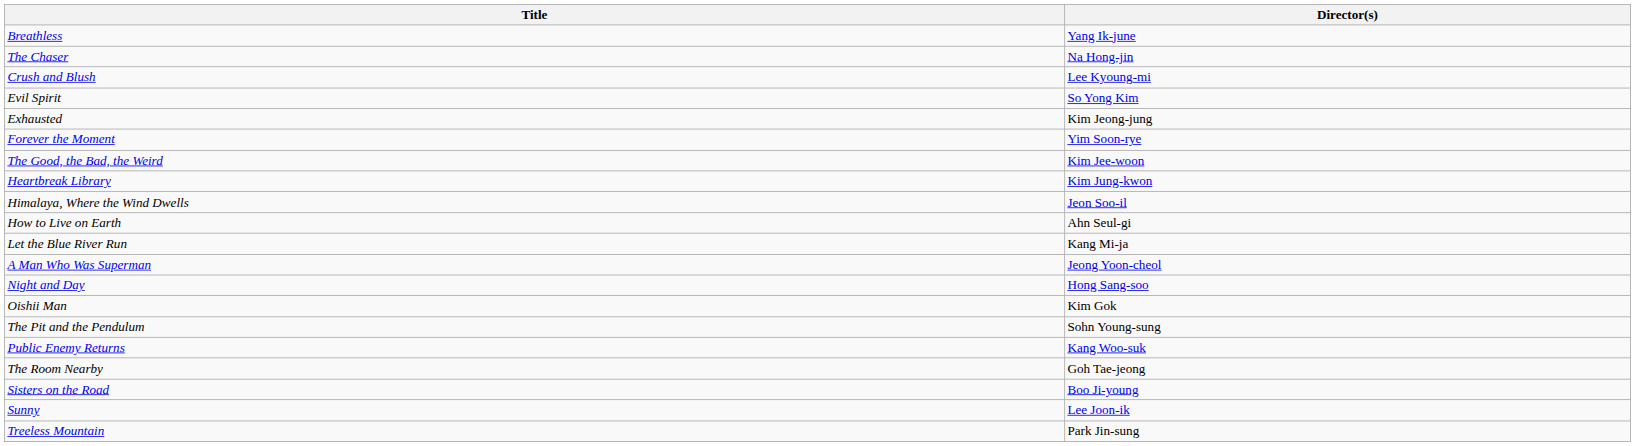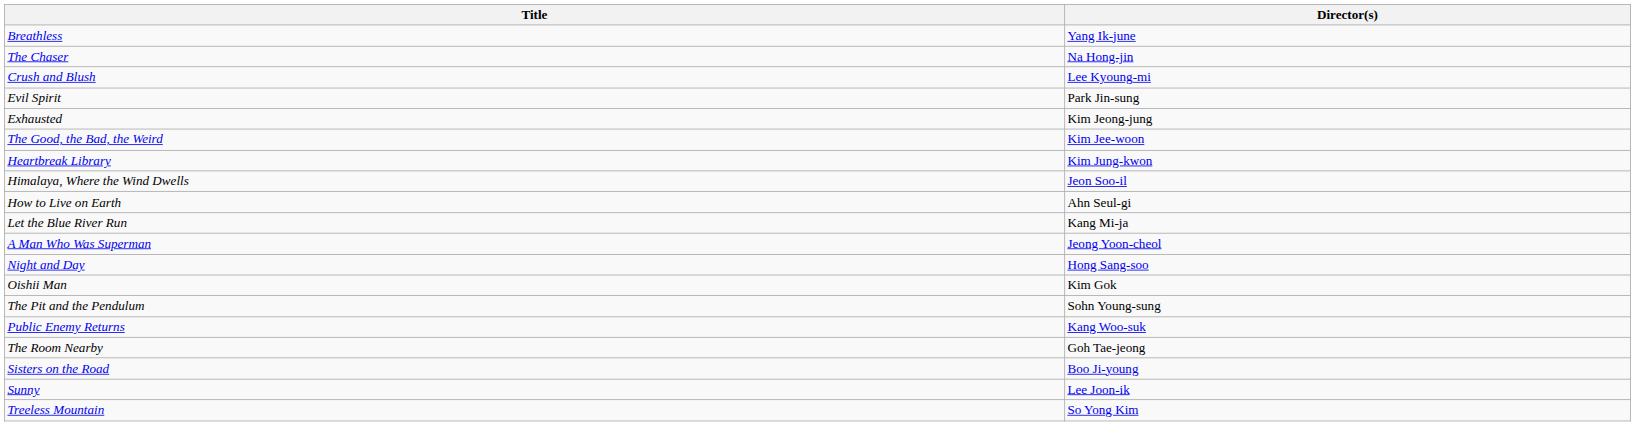(1103, 98) So Yong Kim -> (1103, 98) Park Jin-sung
- row: (61, 139)
(1103, 431) Park Jin-sung -> (1103, 410) So Yong Kim
